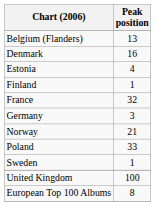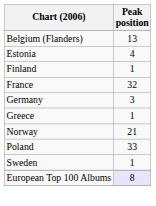- row: (25, 54)
+ row: (20, 116)
- row: (39, 178)
(132, 193) no background -> (132, 178) lavender background
